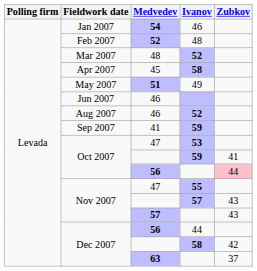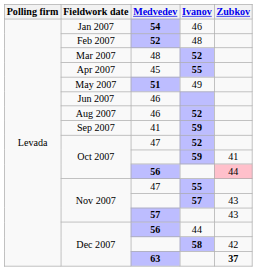(197, 70) 58 -> (197, 70) 55
(197, 143) 53 -> (197, 143) 52
(233, 259) normal -> (233, 259) bold
